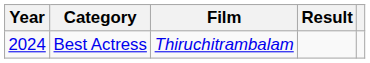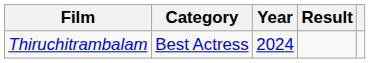columns swapped: (27, 17) <-> (224, 17)
